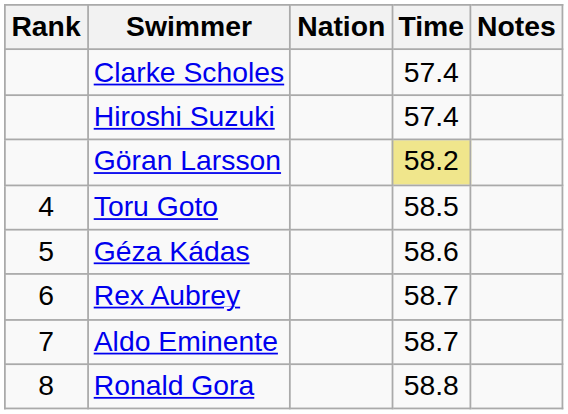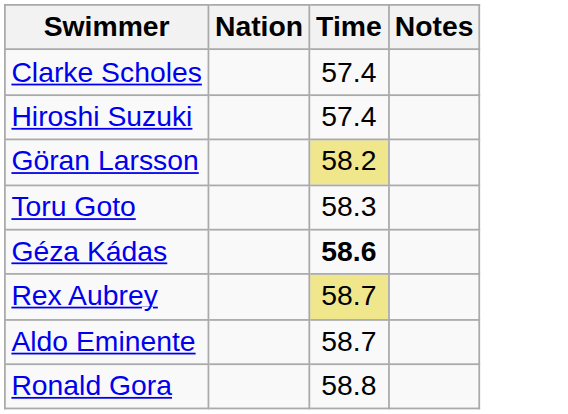- column: (46, 26)
(431, 206) 58.5 -> (349, 206) 58.3
(431, 251) normal -> (349, 251) bold
(431, 296) no background -> (349, 296) khaki background
